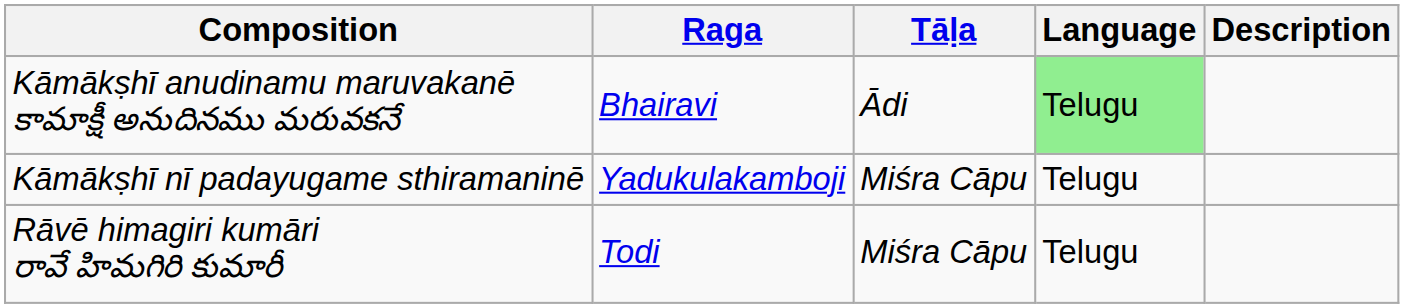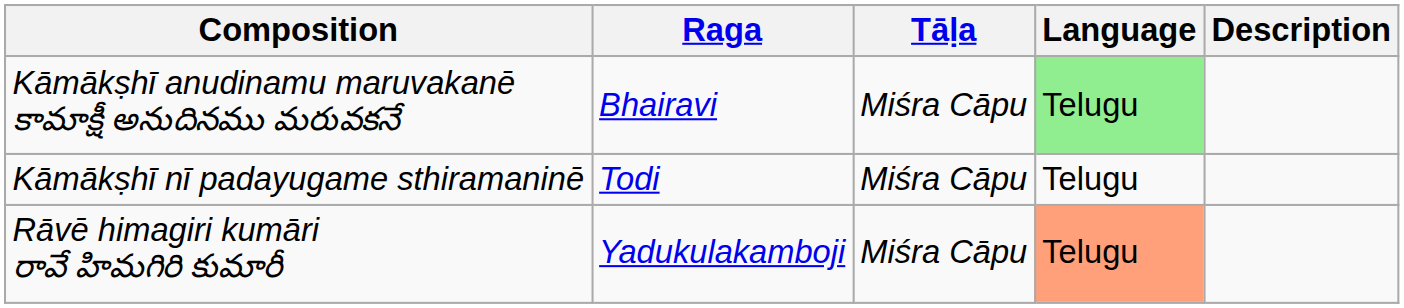(884, 104) Ādi -> (944, 104) Miśra Cāpu
(722, 178) Yadukulakamboji -> (629, 178) Todi
(629, 252) Todi -> (722, 252) Yadukulakamboji
(1090, 252) no background -> (1090, 252) lightsalmon background
